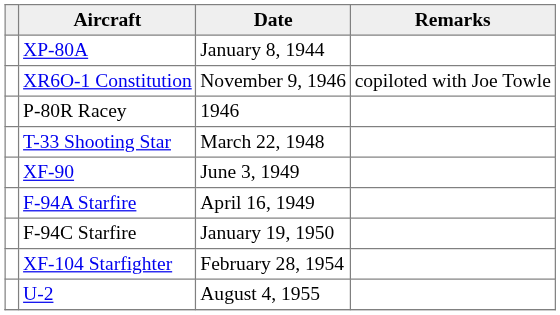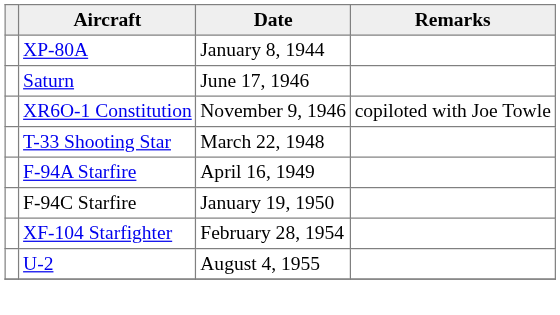+ row: (49, 80)
- row: (75, 111)
- row: (49, 172)
